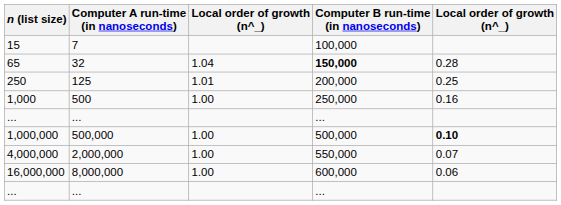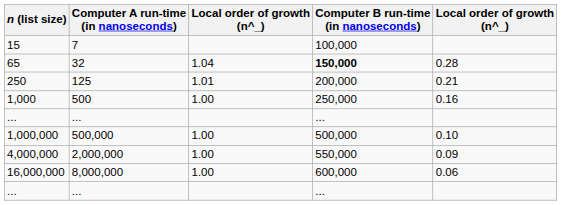(447, 81) 0.25 -> (447, 81) 0.21
(447, 136) bold -> (447, 136) normal
(447, 154) 0.07 -> (447, 154) 0.09
